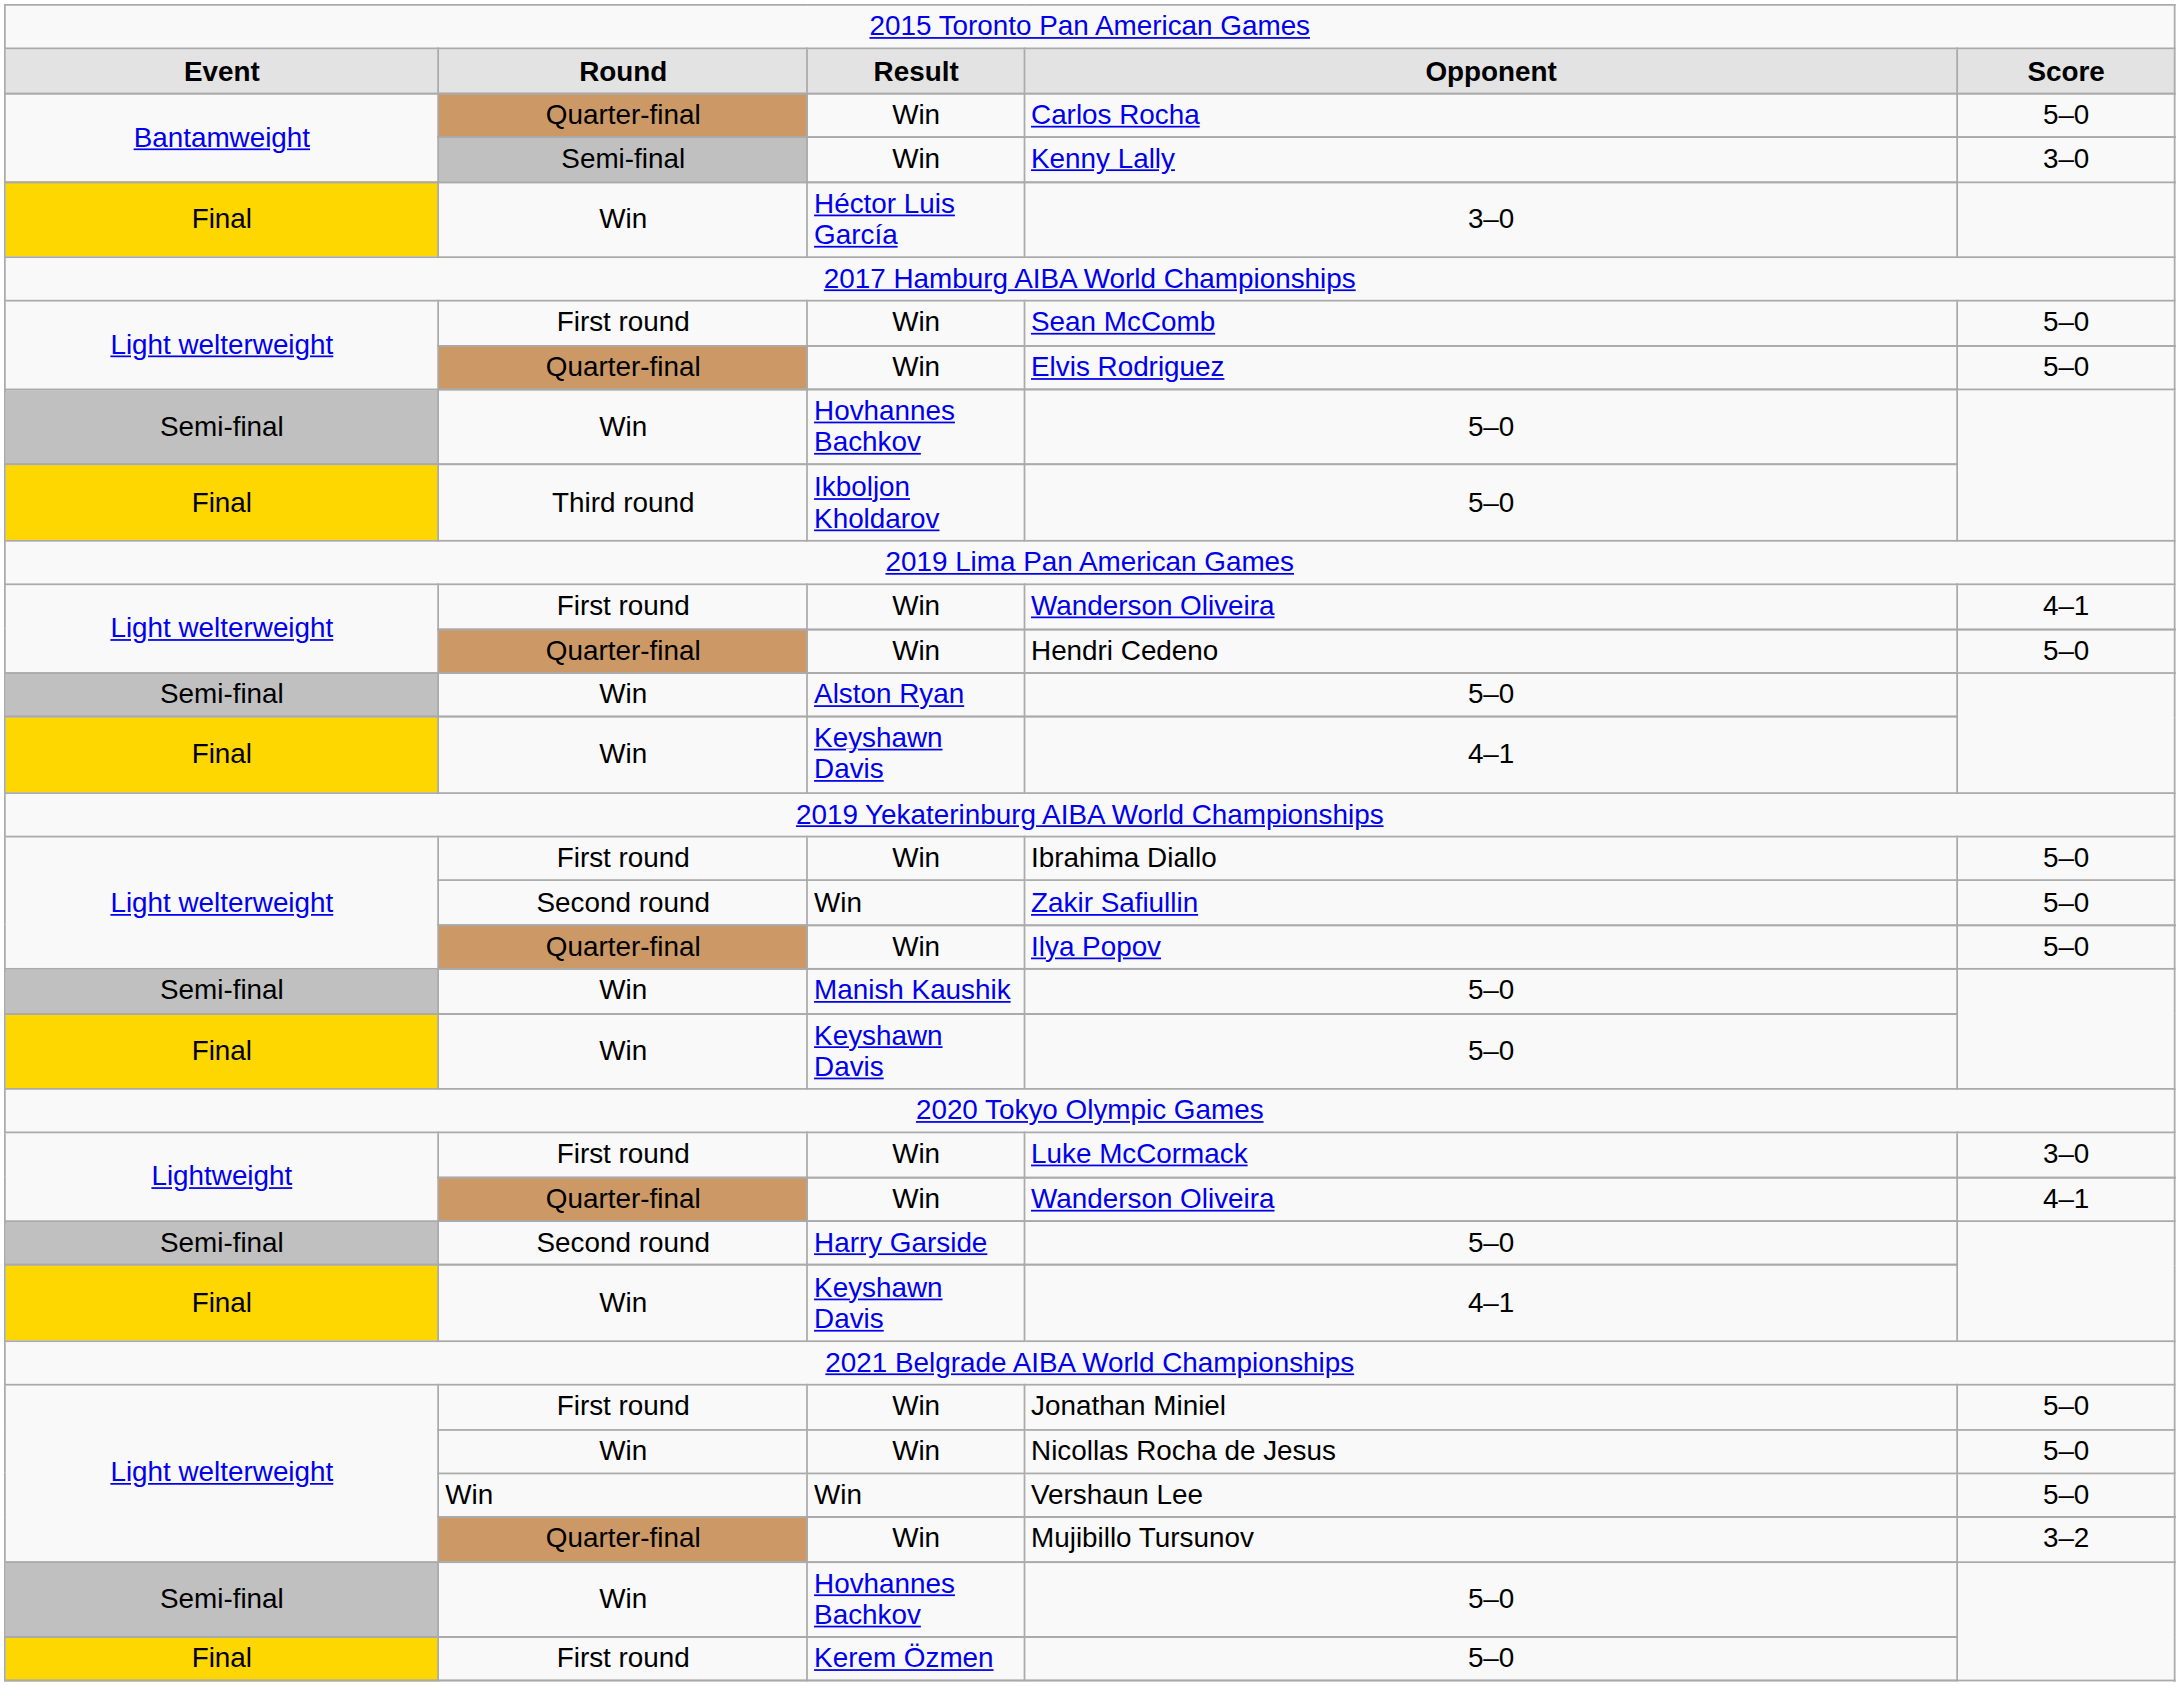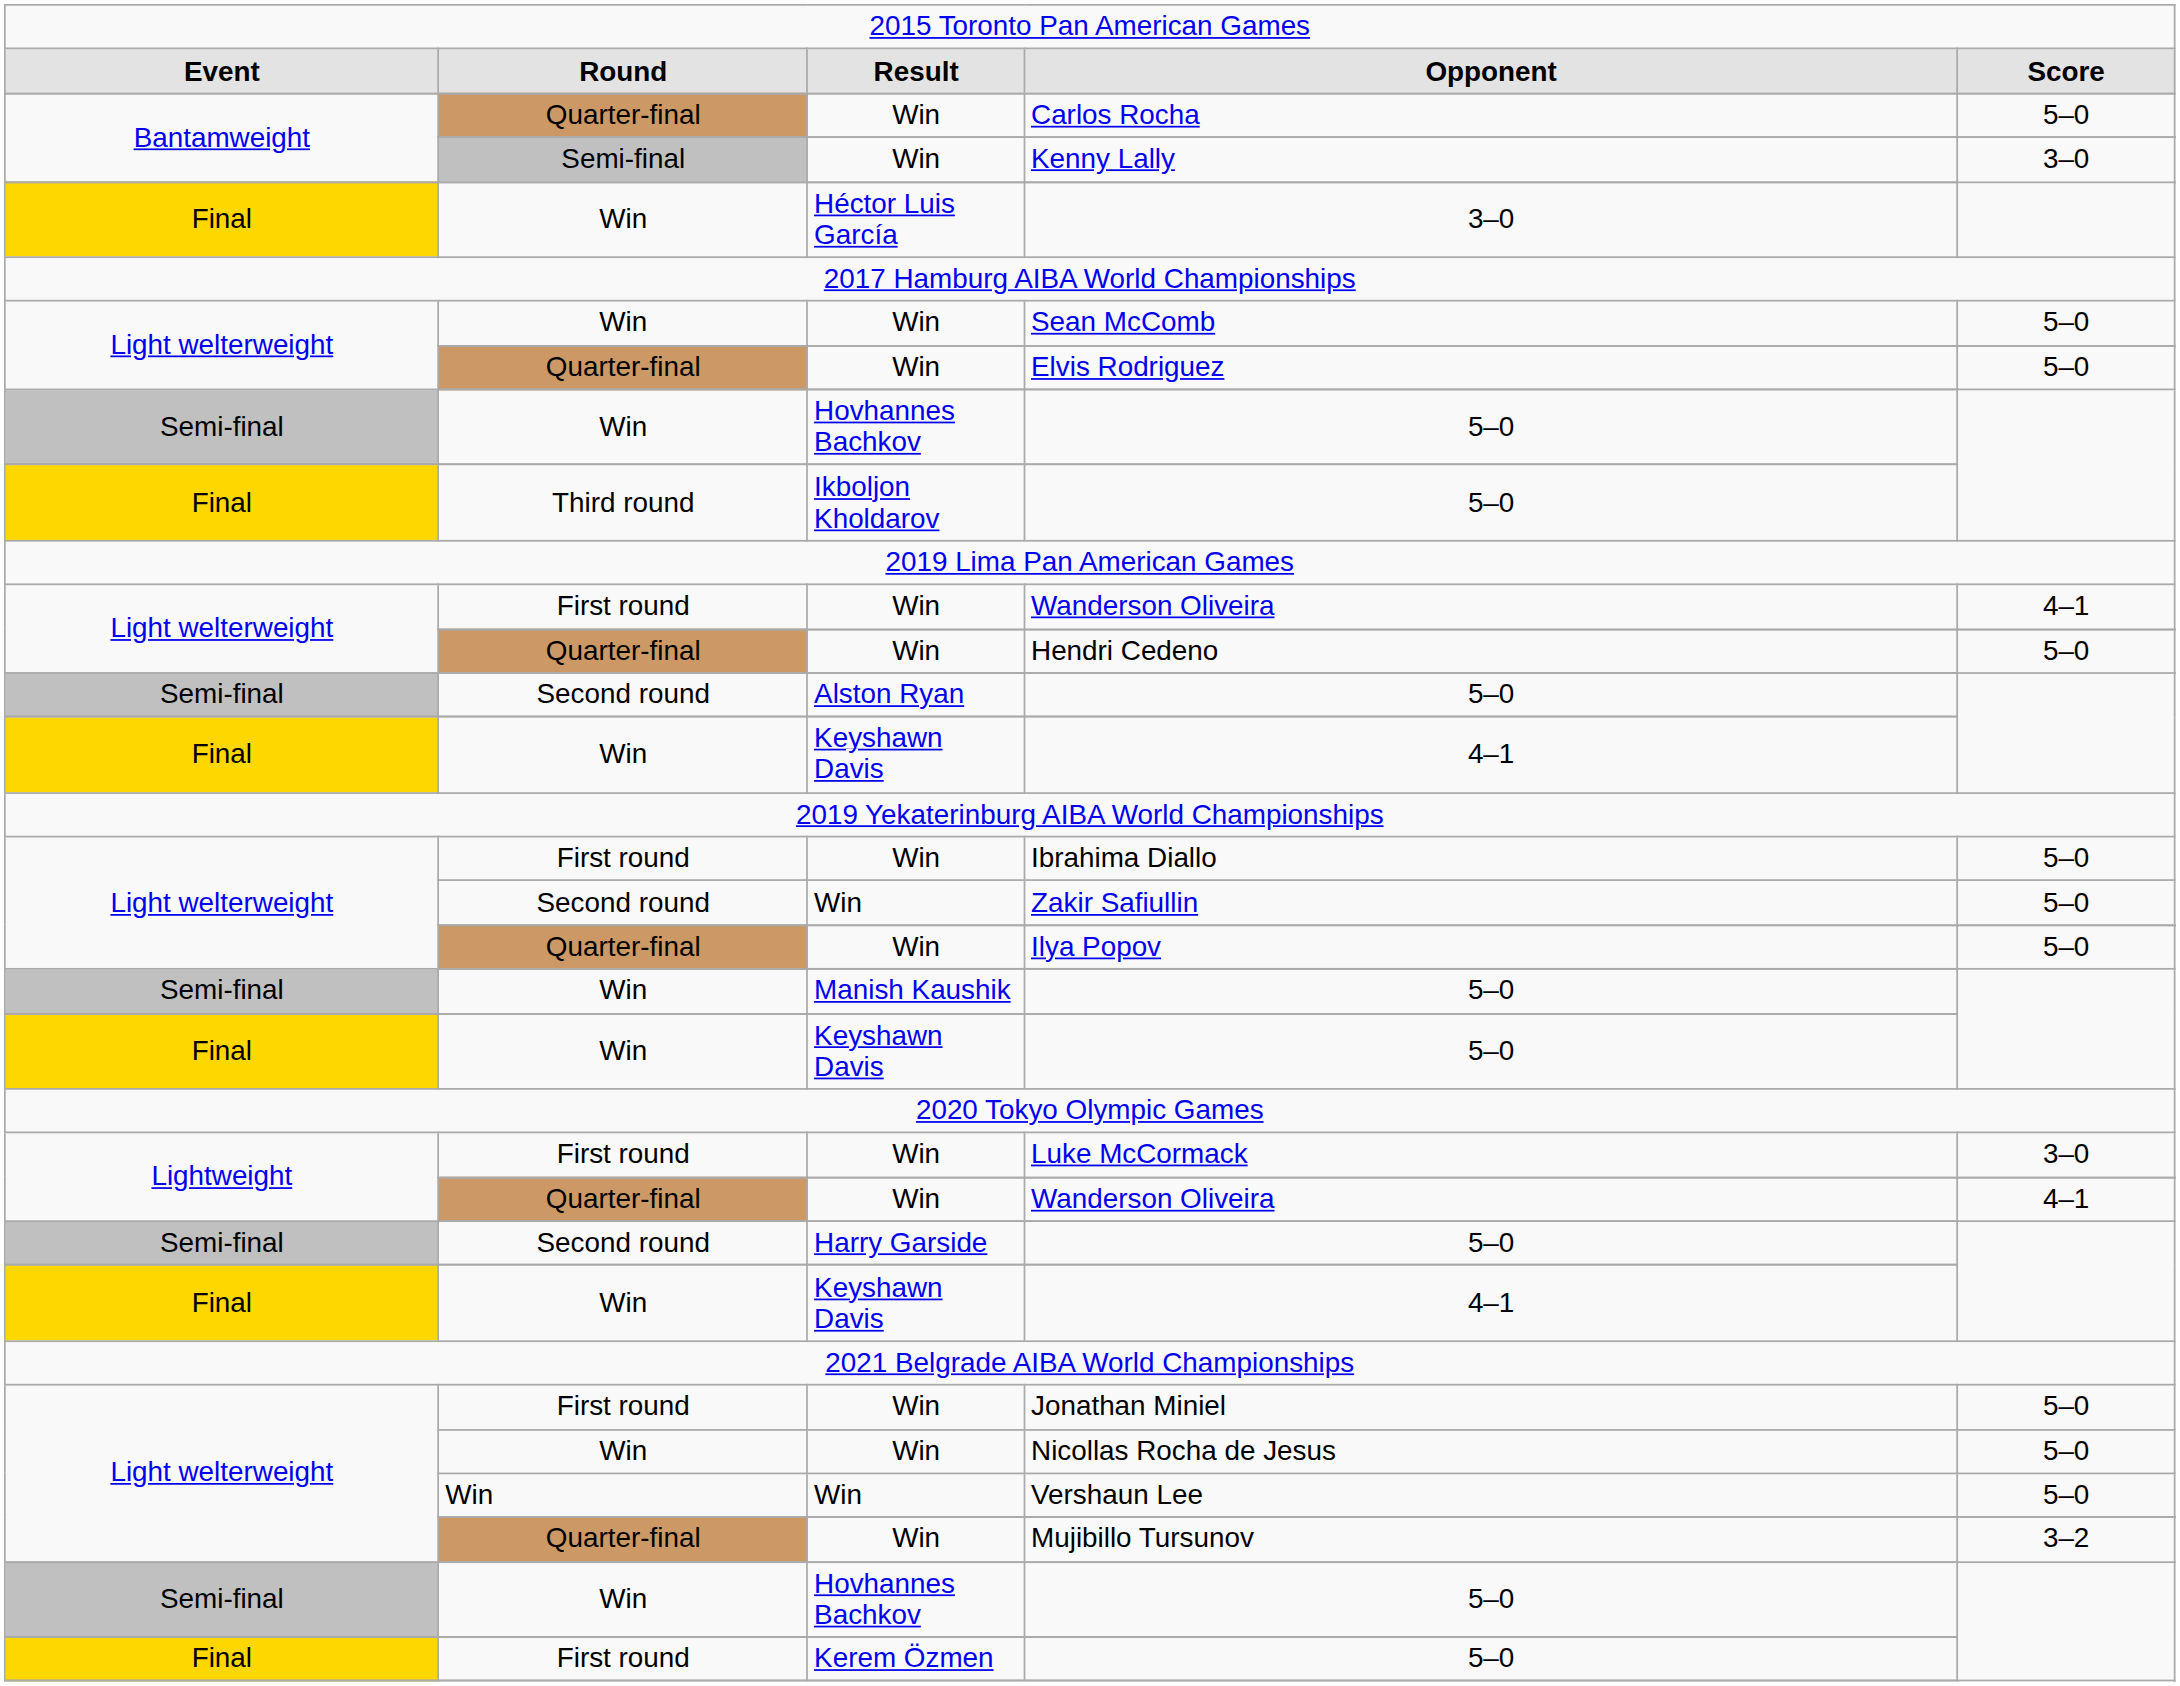(623, 322) First round -> (623, 322) Win
(623, 694) Win -> (623, 694) Second round
